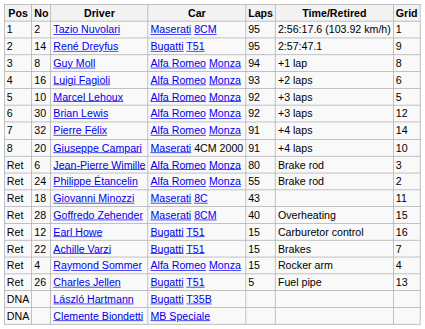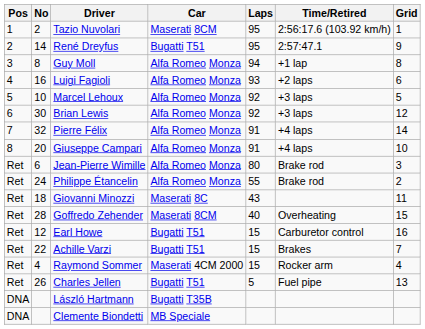(197, 148) Maserati 4CM 2000 -> (196, 148) Alfa Romeo Monza
(196, 266) Alfa Romeo Monza -> (197, 266) Maserati 4CM 2000
